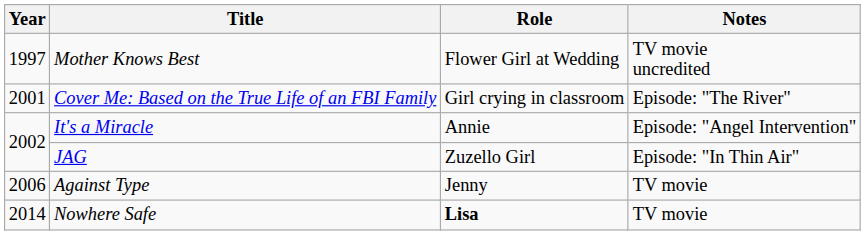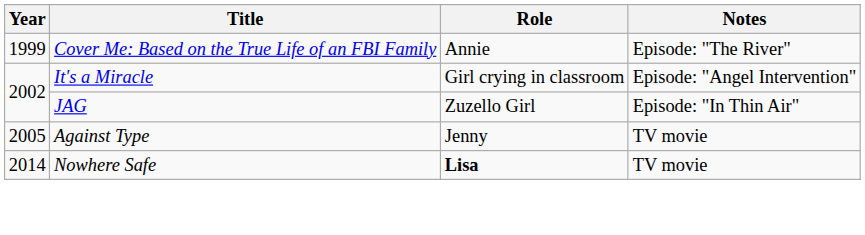- row: (127, 58)
(27, 98) 2001 -> (27, 48) 1999
(535, 98) Girl crying in classroom -> (467, 48) Annie
(467, 127) Annie -> (535, 77) Girl crying in classroom
(27, 185) 2006 -> (27, 135) 2005
